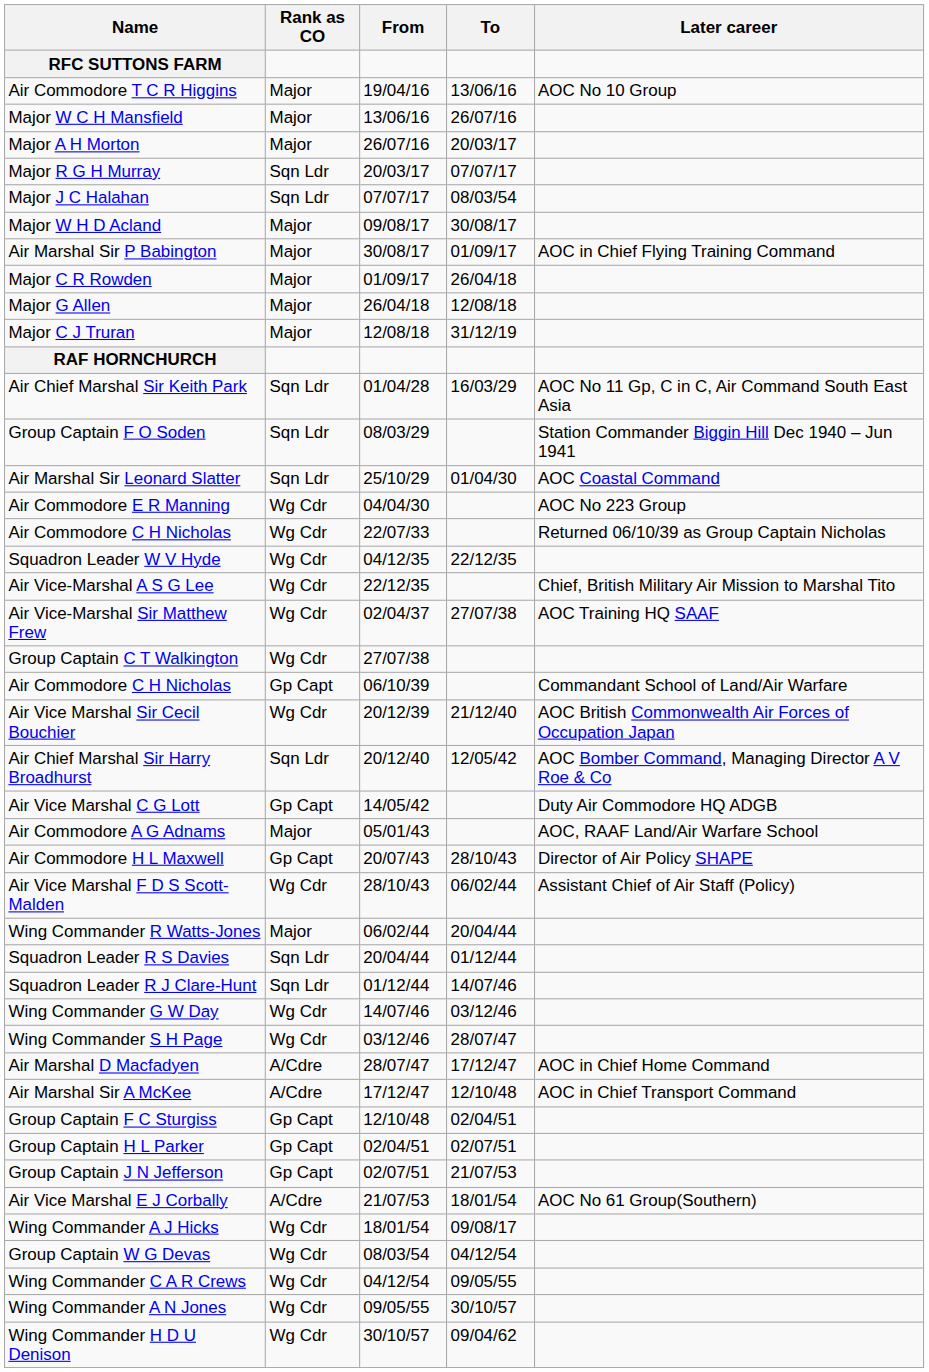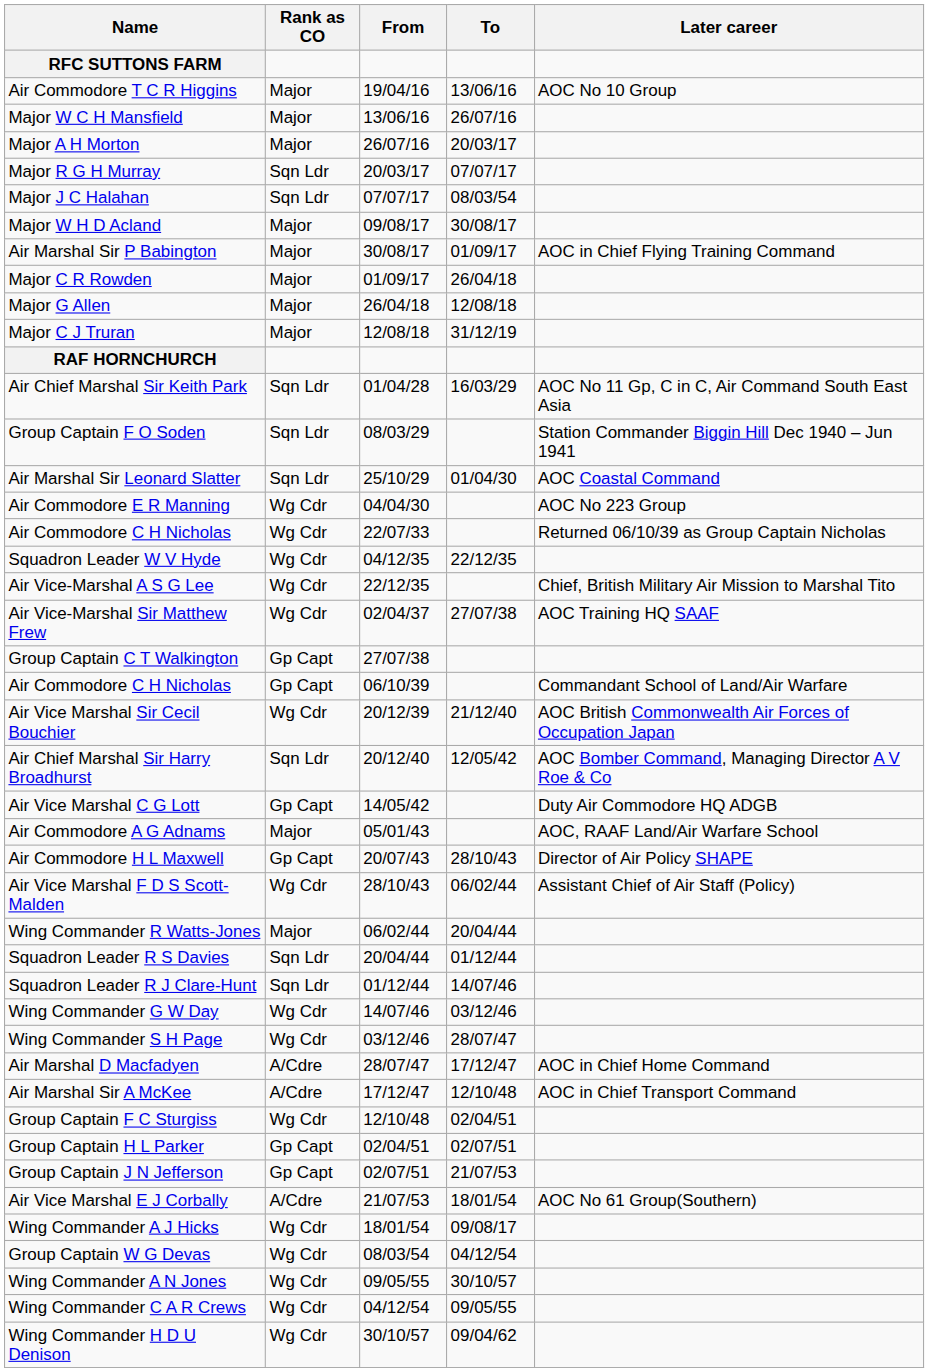(298, 659) Wg Cdr -> (301, 659) Gp Capt
(301, 1119) Gp Capt -> (298, 1119) Wg Cdr
rows swapped: (127, 1281) <-> (117, 1308)
